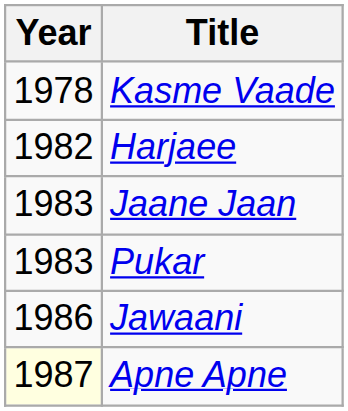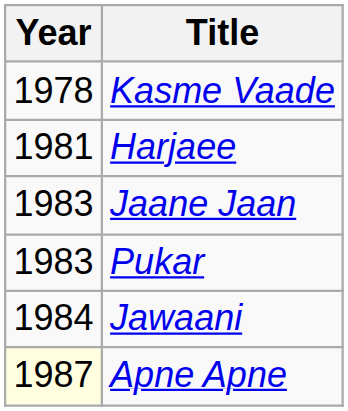(53, 147) 1982 -> (53, 147) 1981
(53, 318) 1986 -> (53, 318) 1984
